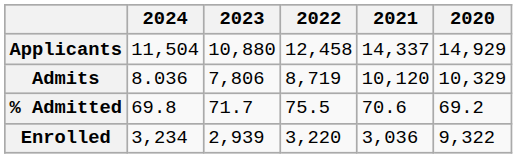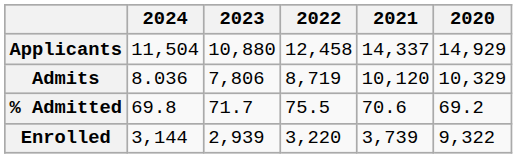(160, 138) 3,234 -> (160, 138) 3,144
(390, 138) 3,036 -> (390, 138) 3,739
